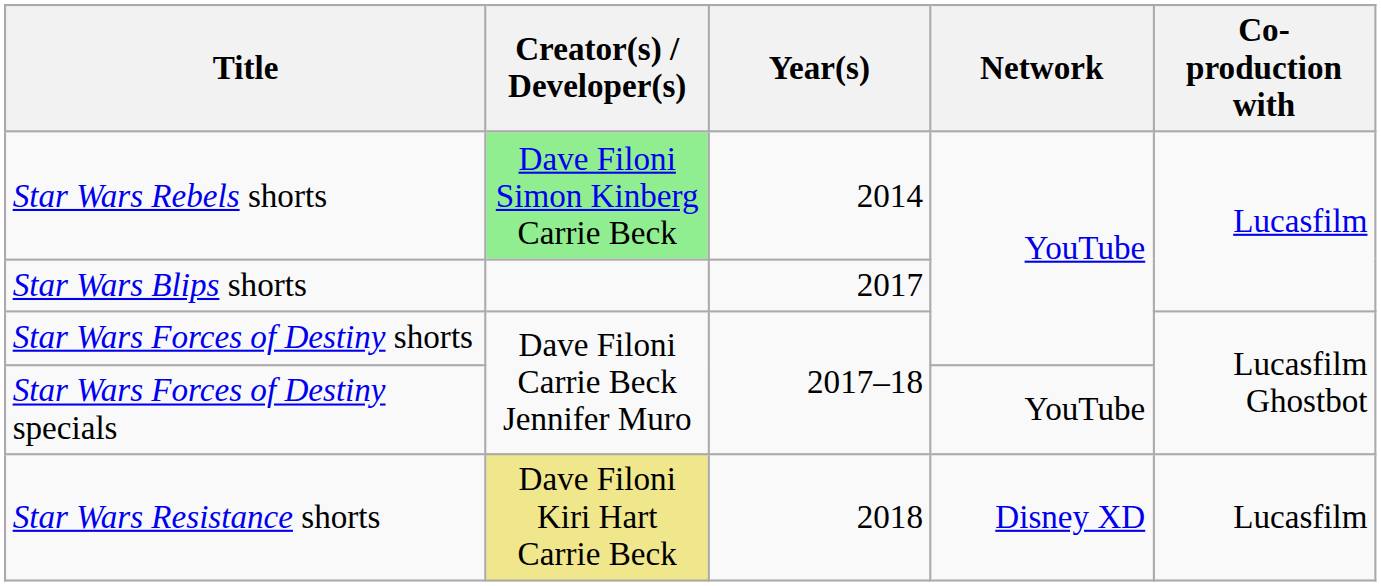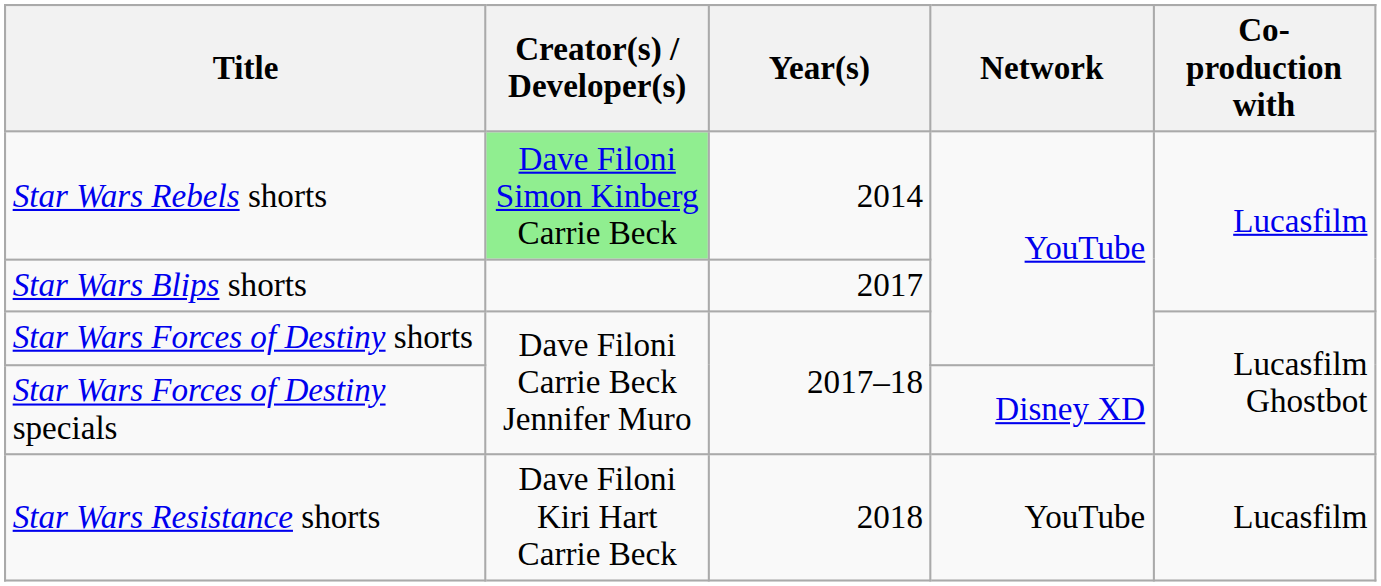(1085, 408) YouTube -> (1070, 408) Disney XD
(597, 516) khaki background -> (597, 516) no background
(1070, 516) Disney XD -> (1085, 516) YouTube
